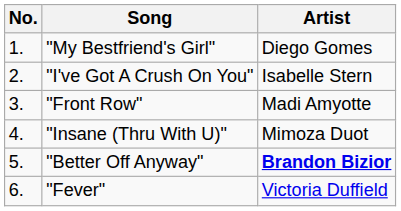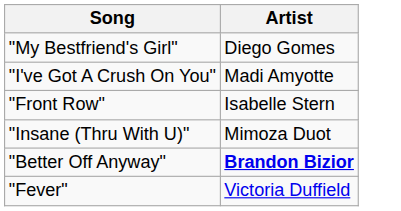- column: (23, 18)
(317, 76) Isabelle Stern -> (279, 76) Madi Amyotte
(317, 104) Madi Amyotte -> (280, 104) Isabelle Stern
